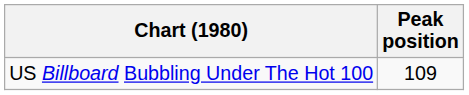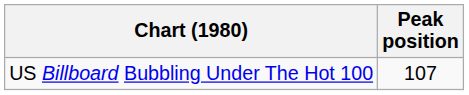(420, 73) 109 -> (420, 73) 107
